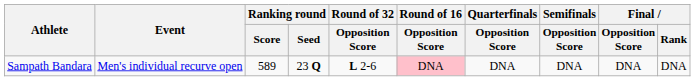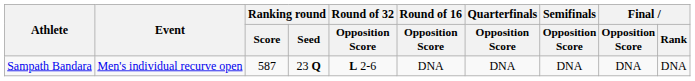(267, 66) 589 -> (267, 66) 587
(431, 66) pink background -> (431, 66) no background
